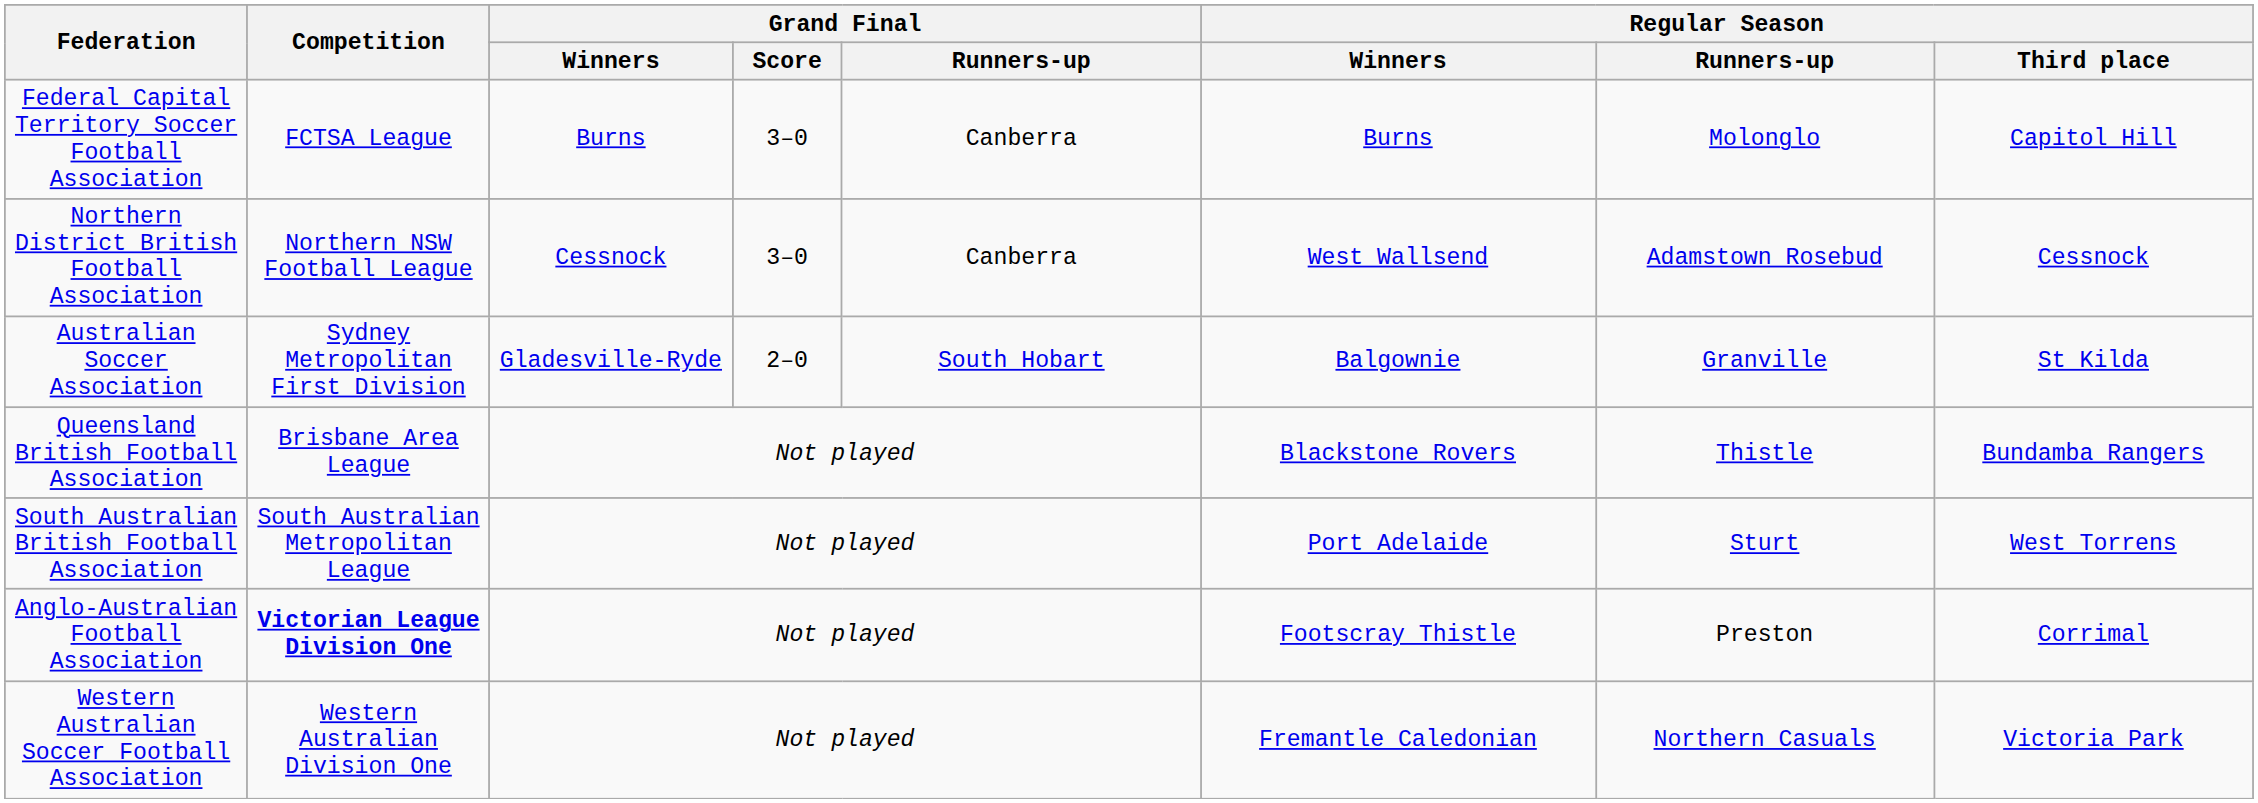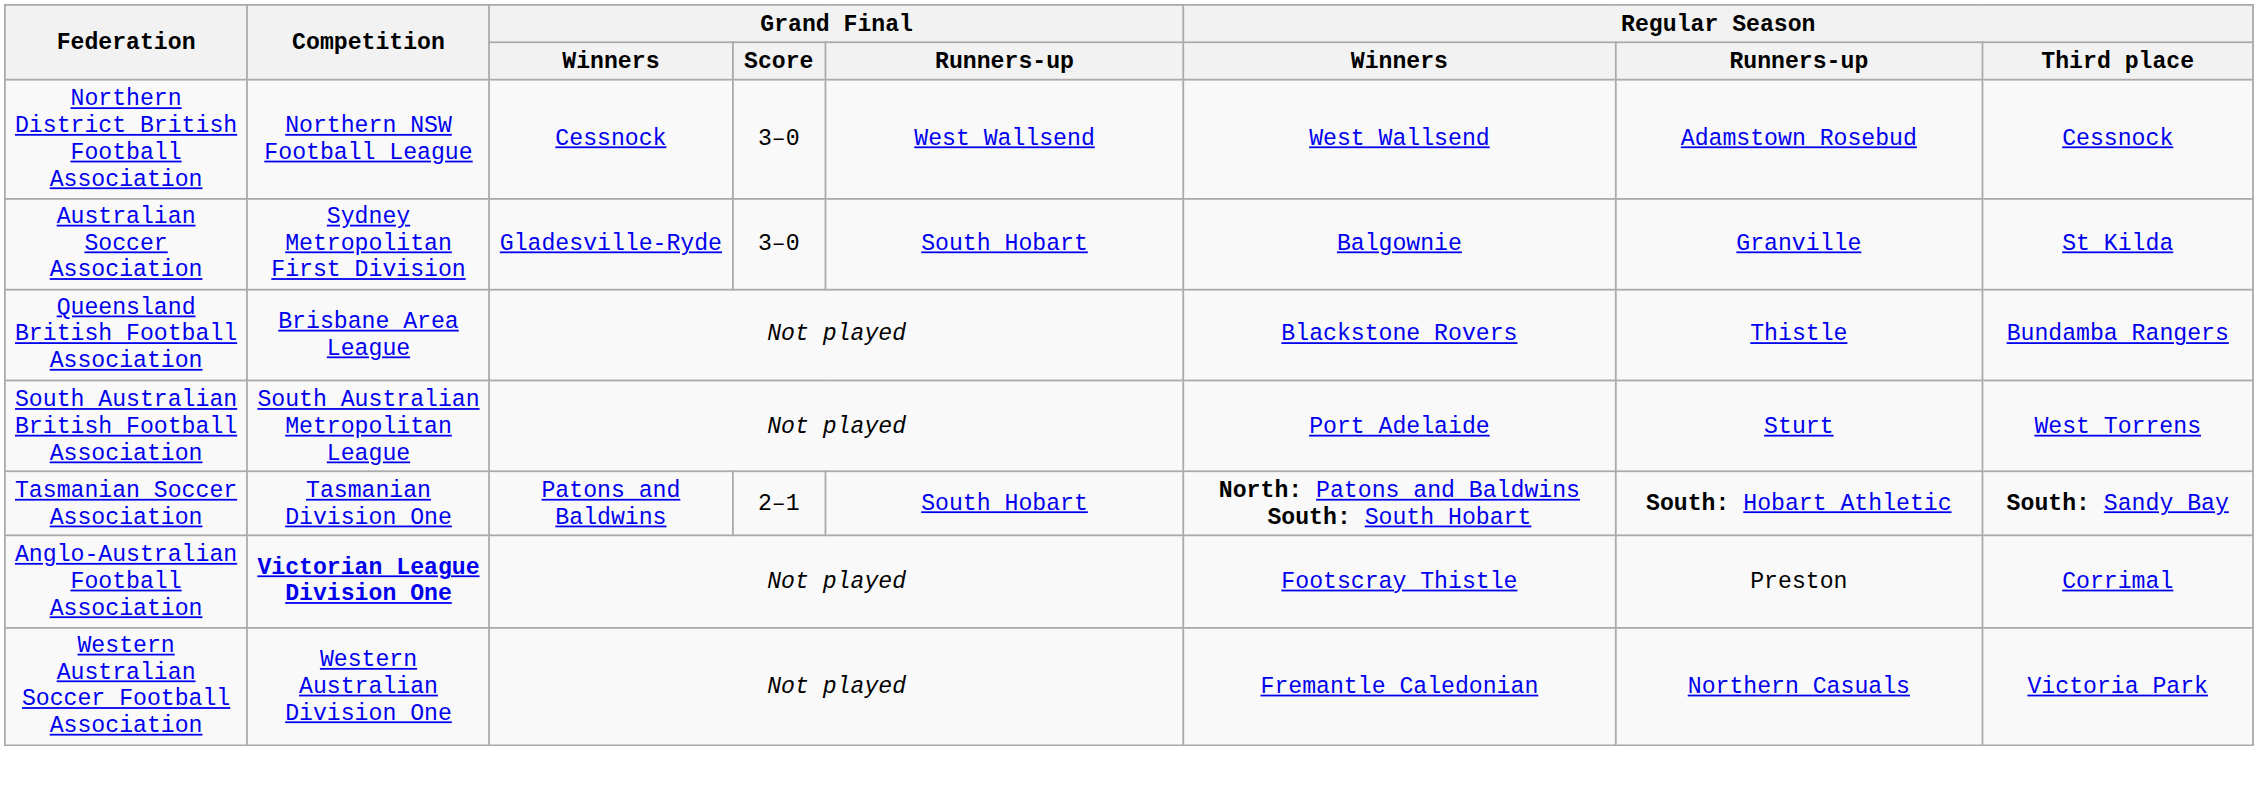- row: (126, 139)
(1021, 257) Canberra -> (1005, 139) West Wallsend
(787, 362) 2–0 -> (779, 244) 3–0
+ row: (126, 504)
